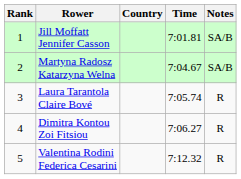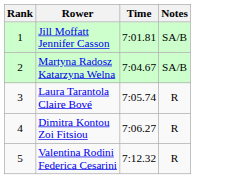- column: (142, 13)
